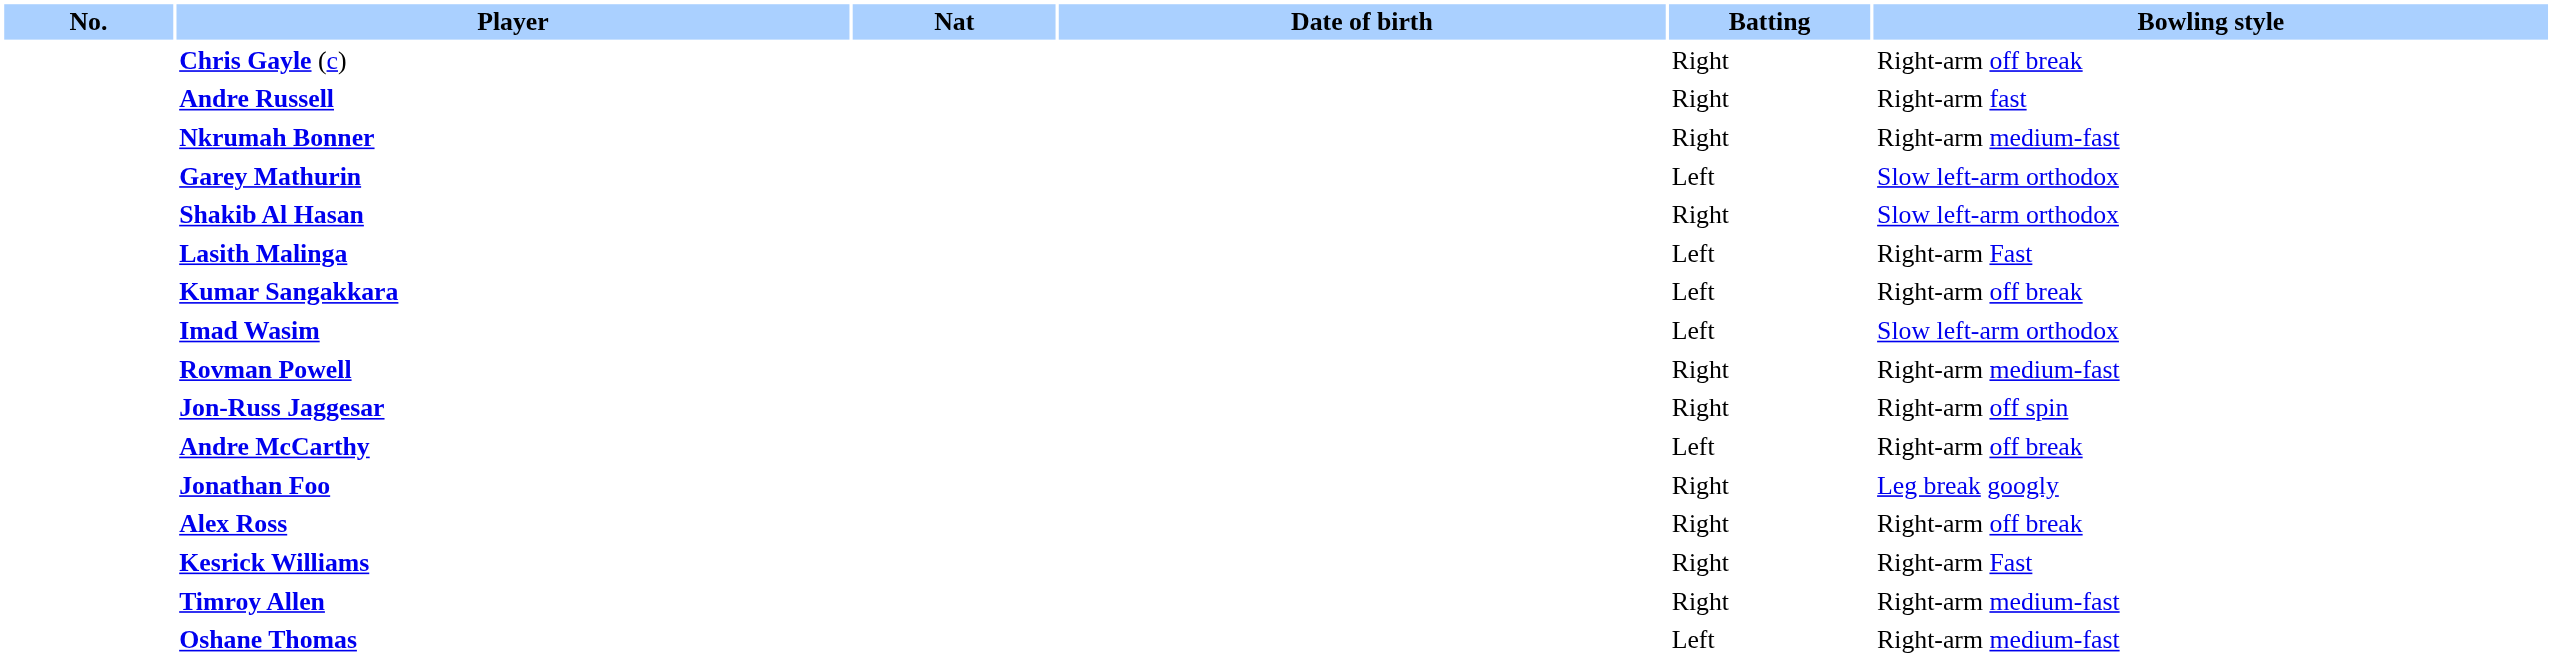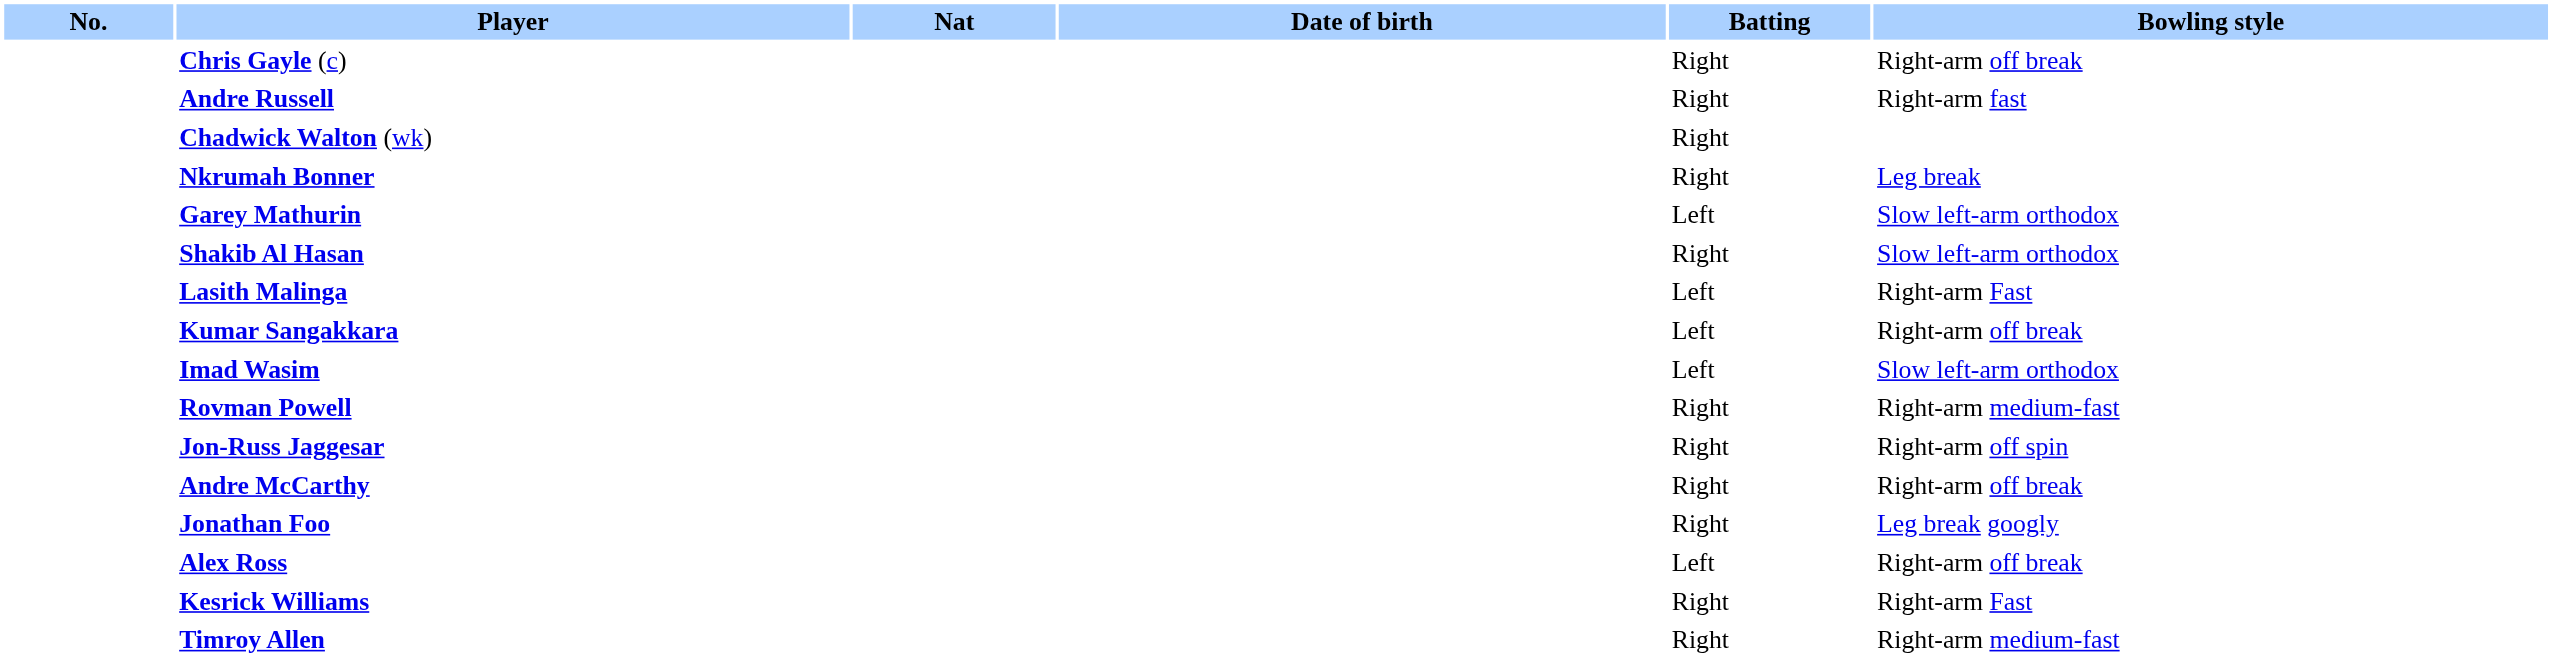+ row: (306, 137)
(1998, 137) Right-arm medium-fast -> (1929, 176) Leg break
(1693, 446) Left -> (1700, 485) Right
(1700, 523) Right -> (1693, 562) Left
- row: (268, 639)
